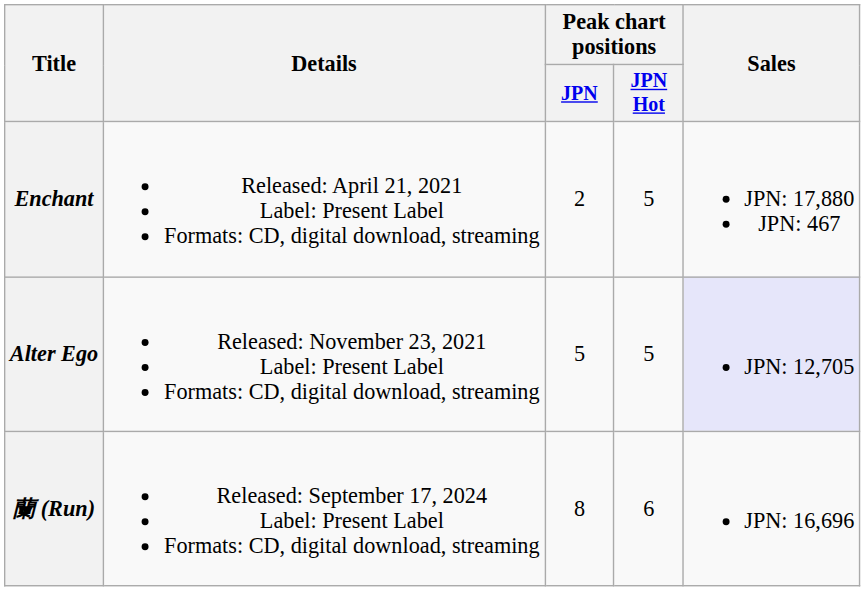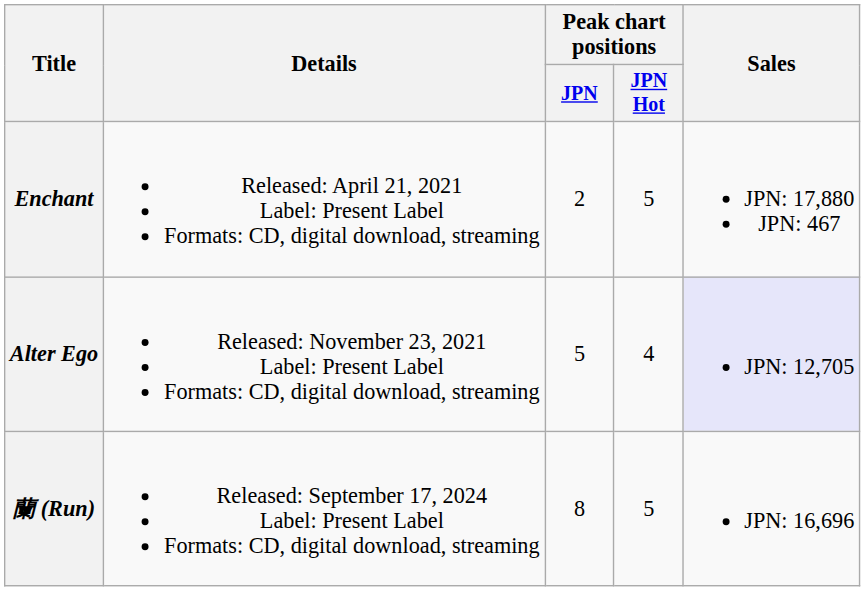(649, 353) 5 -> (649, 353) 4
(649, 508) 6 -> (649, 508) 5
